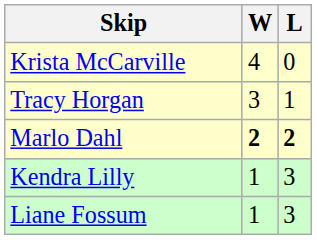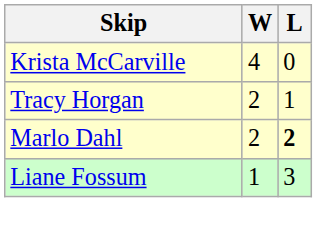(254, 100) 3 -> (254, 100) 2
(254, 138) bold -> (254, 138) normal
- row: (72, 176)
